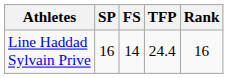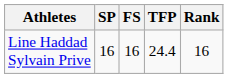(132, 51) 14 -> (132, 51) 16
